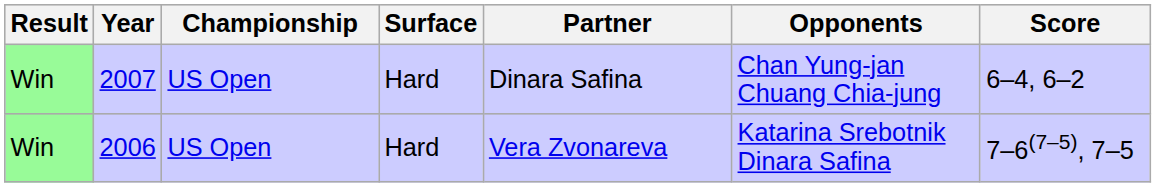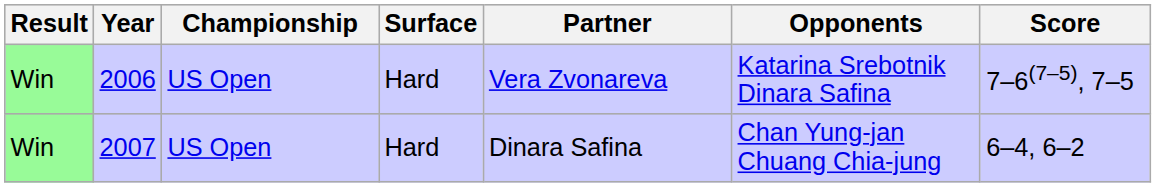rows swapped: (128, 147) <-> (128, 78)
